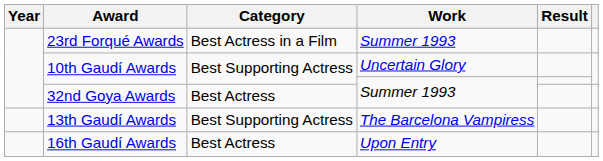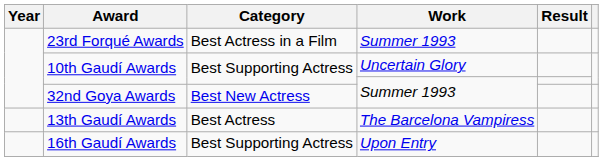(233, 95) Best Actress -> (250, 95) Best New Actress
(272, 119) Best Supporting Actress -> (233, 119) Best Actress
(233, 144) Best Actress -> (272, 144) Best Supporting Actress
